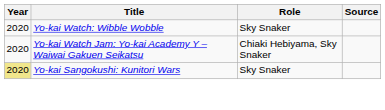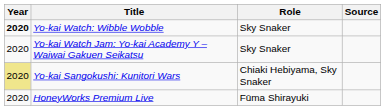(18, 28) normal -> (18, 28) bold
(288, 49) Chiaki Hebiyama, Sky Snaker -> (265, 49) Sky Snaker
(265, 70) Sky Snaker -> (288, 76) Chiaki Hebiyama, Sky Snaker
+ row: (93, 97)
